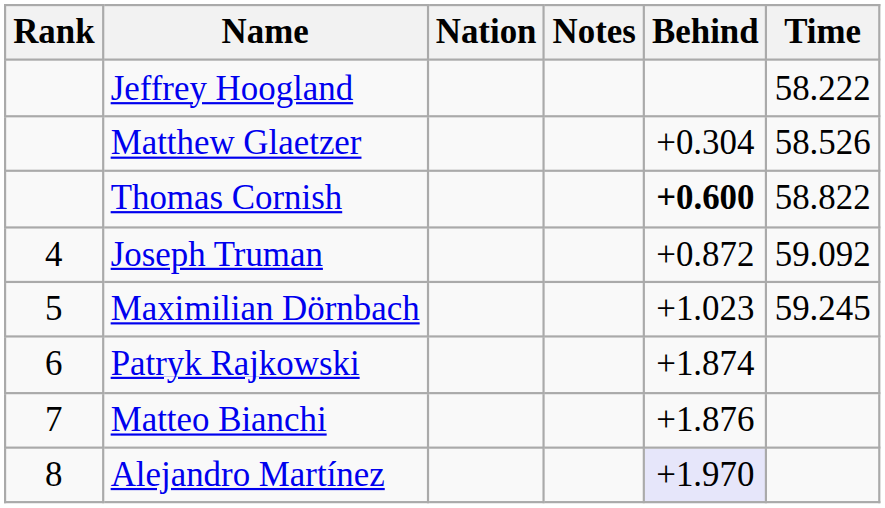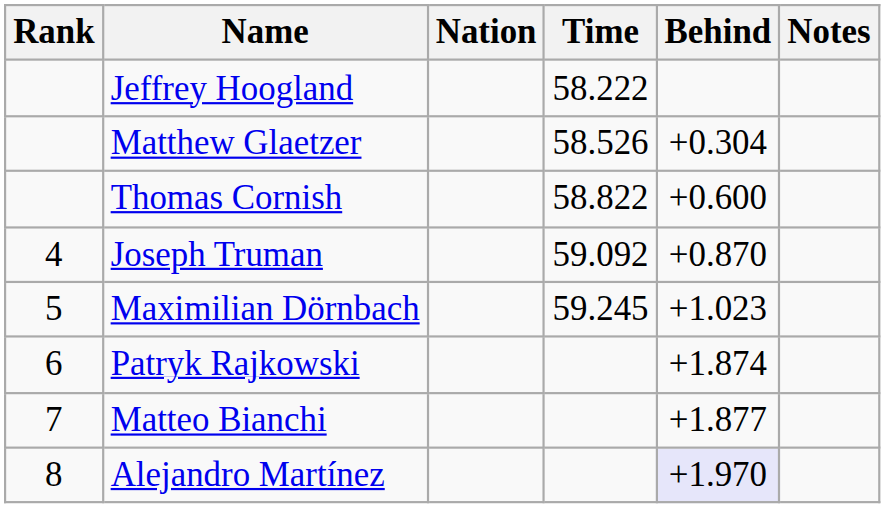columns swapped: (823, 32) <-> (594, 32)
(705, 198) bold -> (718, 198) normal
(705, 253) +0.872 -> (718, 253) +0.870
(705, 419) +1.876 -> (718, 419) +1.877
